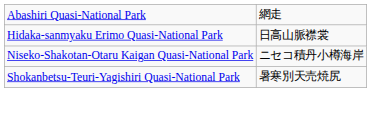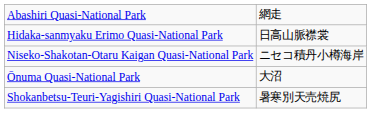+ row: (74, 76)
